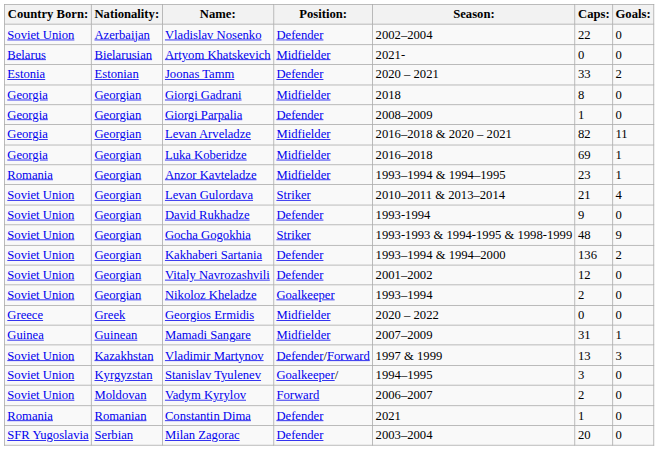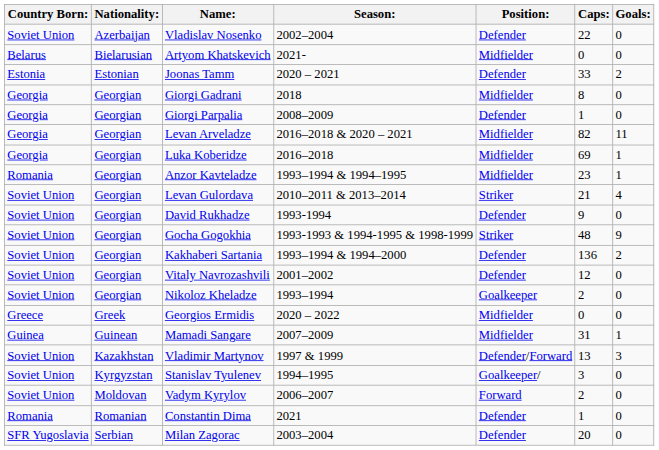columns swapped: (474, 14) <-> (323, 14)
